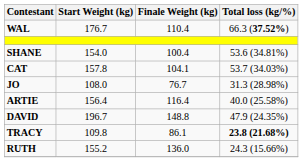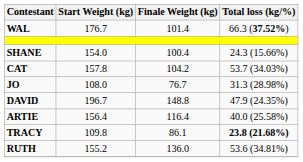(178, 28) 110.4 -> (178, 28) 101.4
(259, 52) 53.6 (34.81%) -> (259, 52) 24.3 (15.66%)
(178, 68) 104.1 -> (178, 68) 104.2
rows swapped: (22, 100) <-> (23, 116)
(259, 148) 24.3 (15.66%) -> (259, 148) 53.6 (34.81%)
